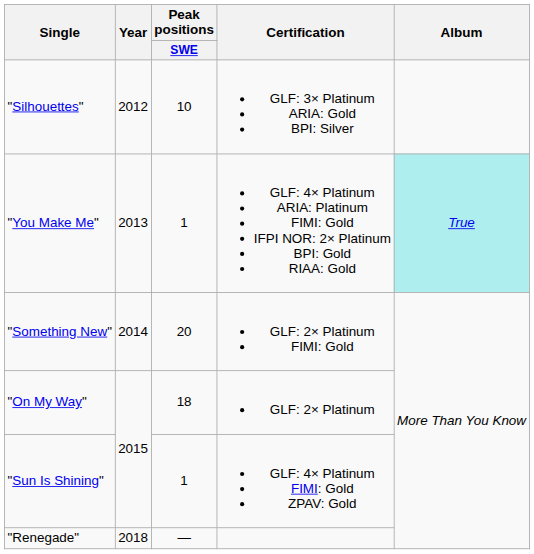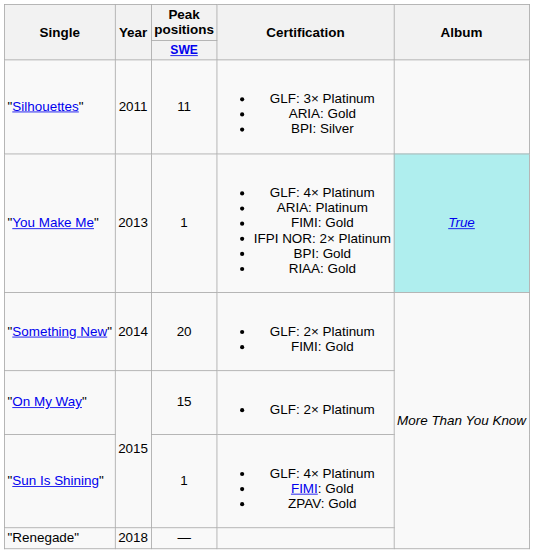(133, 106) 2012 -> (133, 106) 2011
(184, 106) 10 -> (184, 106) 11
(184, 402) 18 -> (184, 402) 15
